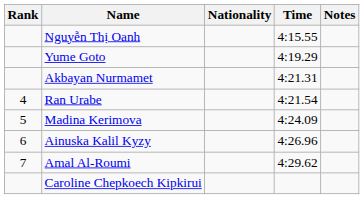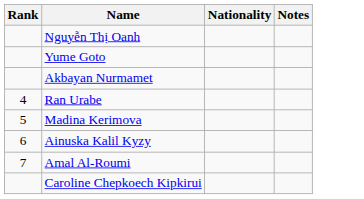- column: (298, 15)
